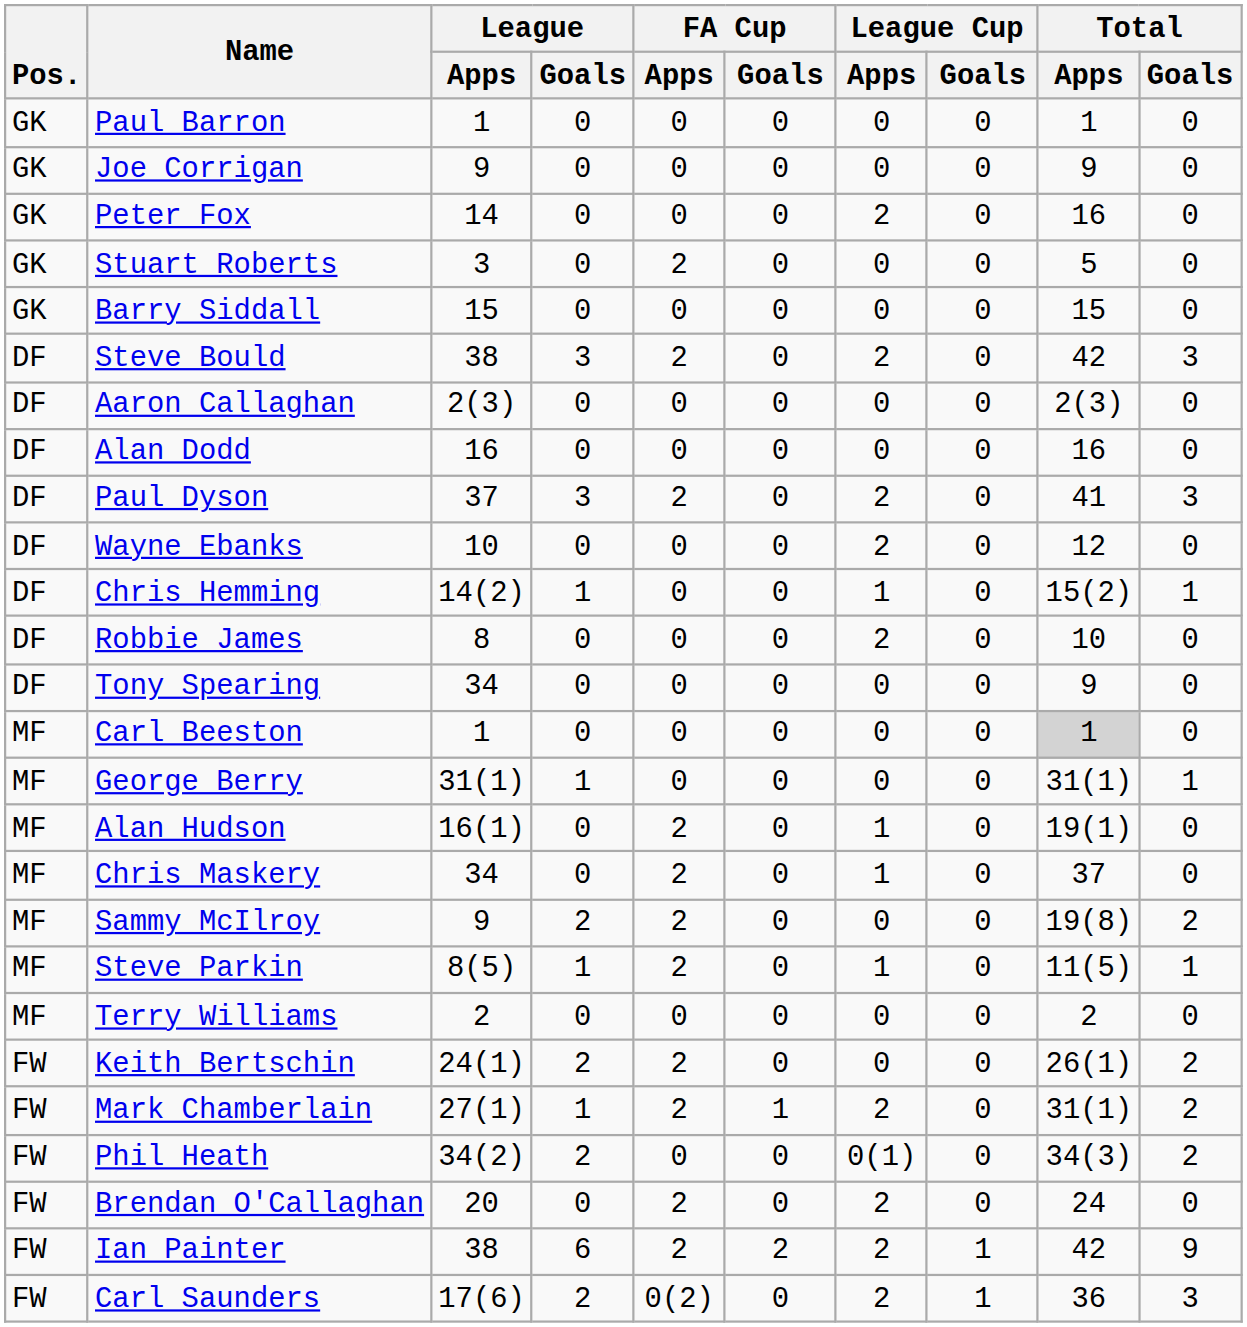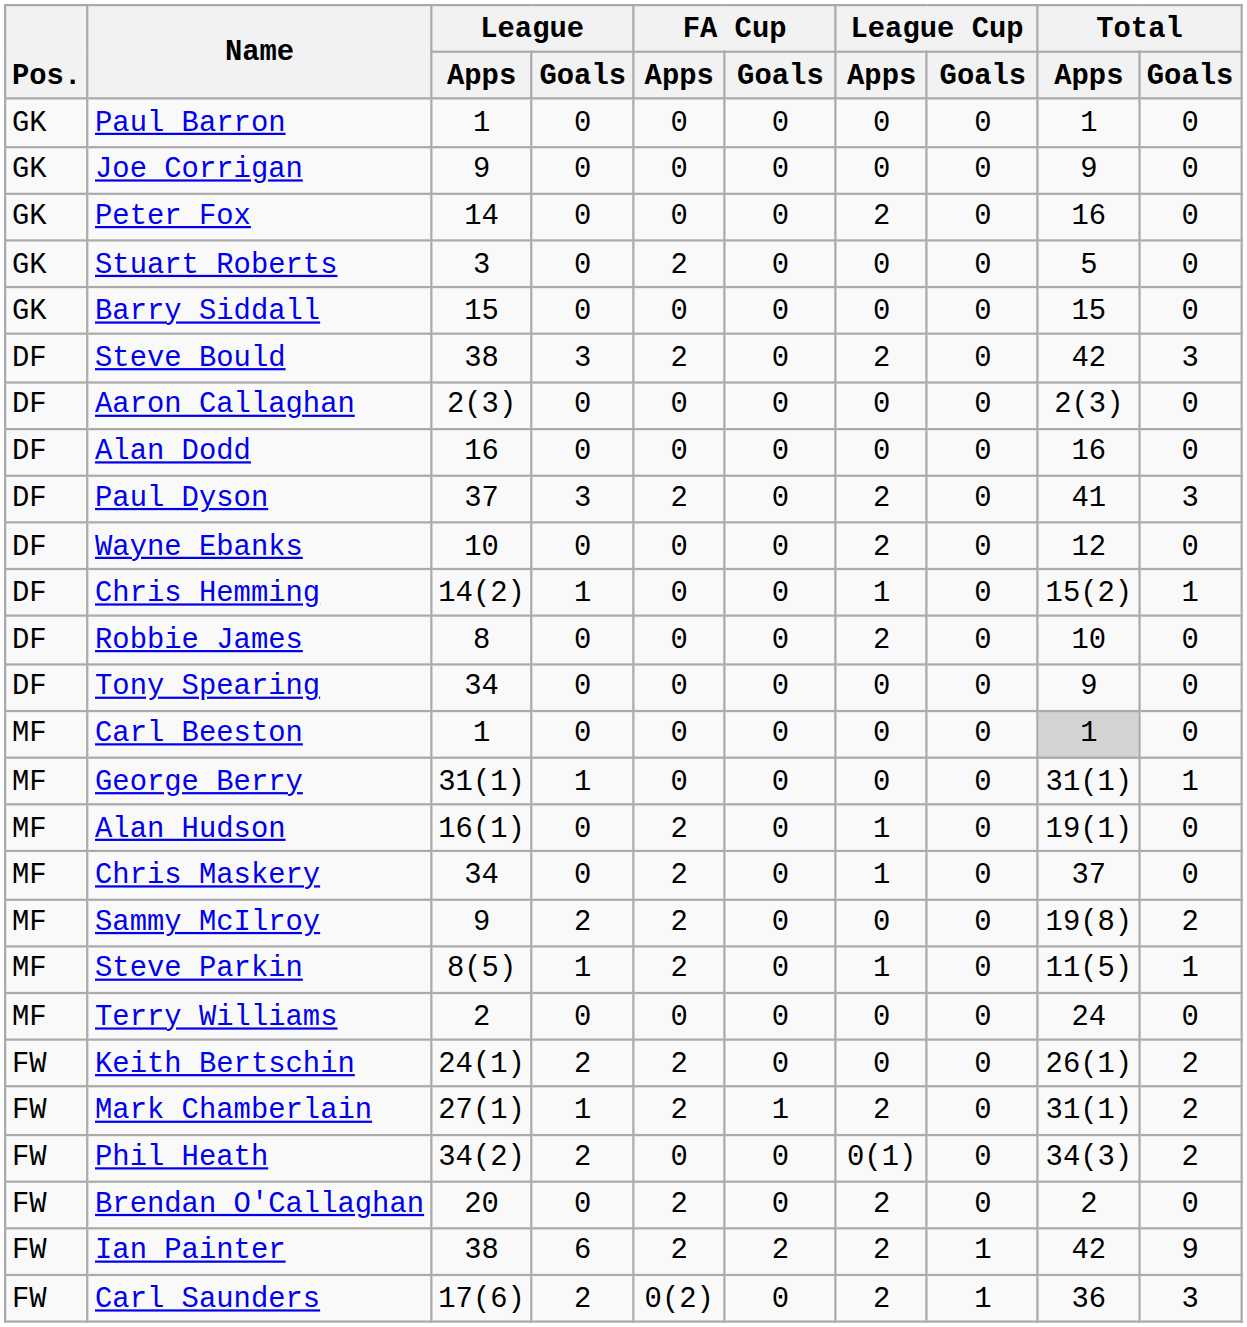(1089, 1016) 2 -> (1089, 1016) 24
(1089, 1205) 24 -> (1089, 1205) 2
